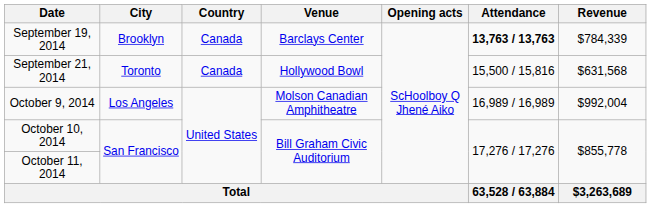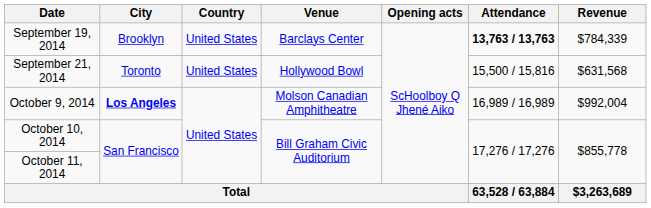(222, 39) Canada -> (222, 39) United States
(222, 71) Canada -> (222, 71) United States
(141, 103) normal -> (141, 103) bold
